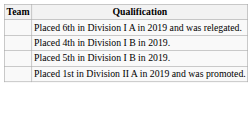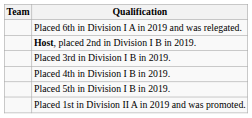+ row: (115, 43)
+ row: (102, 58)
